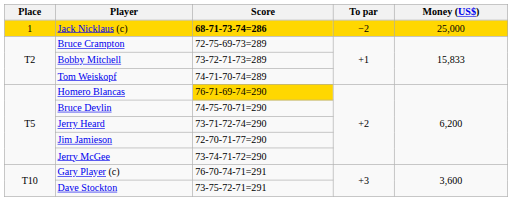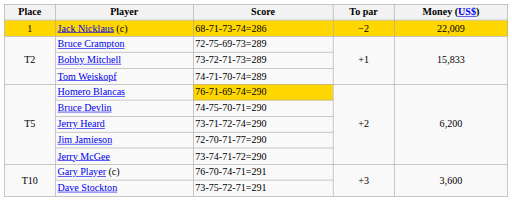(231, 28) bold -> (231, 28) normal
(451, 28) 25,000 -> (451, 28) 22,009
